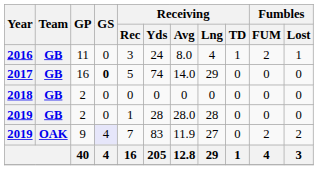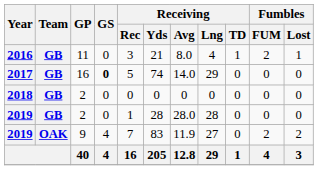(157, 54) 24 -> (157, 54) 21
(106, 134) lavender background -> (106, 134) no background
